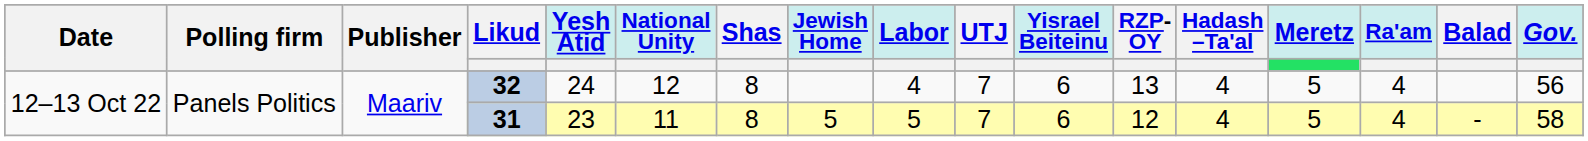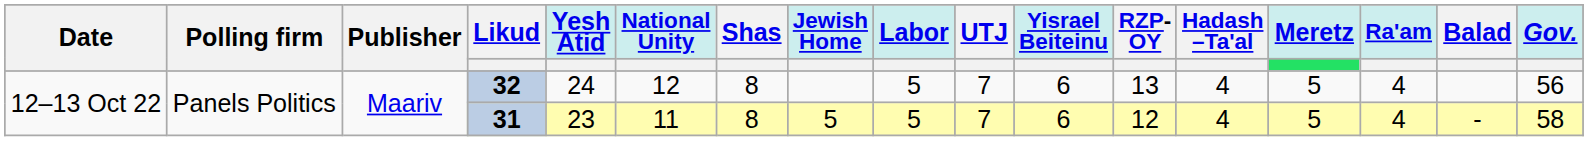(914, 87) 4 -> (914, 87) 5
